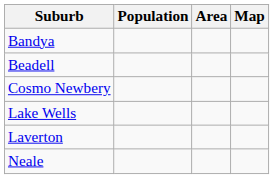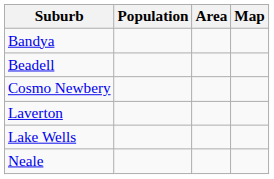rows swapped: (35, 137) <-> (42, 112)
